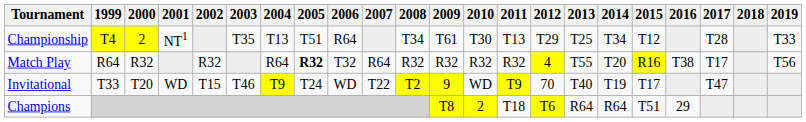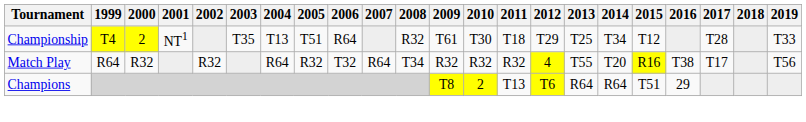(413, 39) T34 -> (413, 39) R32
(514, 39) T13 -> (514, 39) T18
(311, 62) bold -> (311, 62) normal
(413, 62) R32 -> (413, 62) T34
- row: (39, 84)
(514, 106) T18 -> (514, 84) T13
